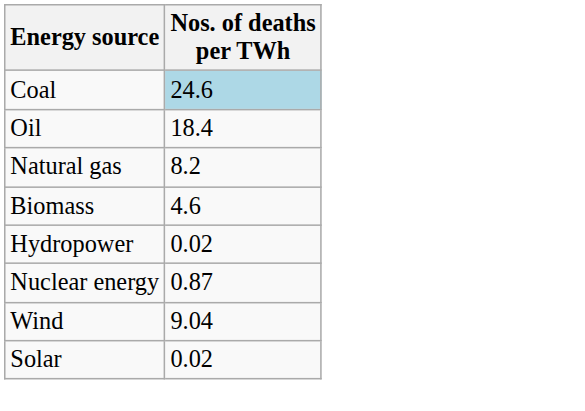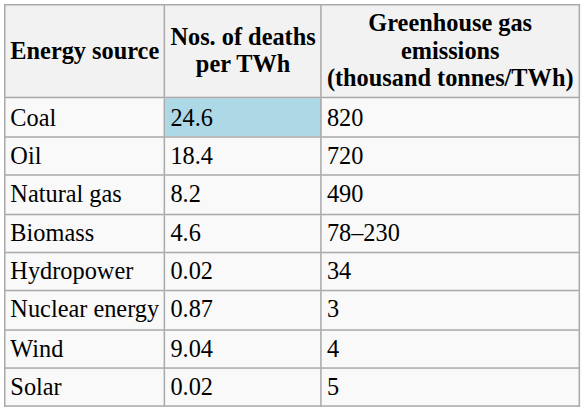+ column: (450, 51)
